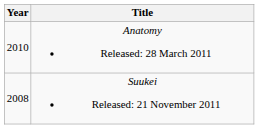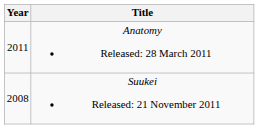(18, 47) 2010 -> (18, 47) 2011
